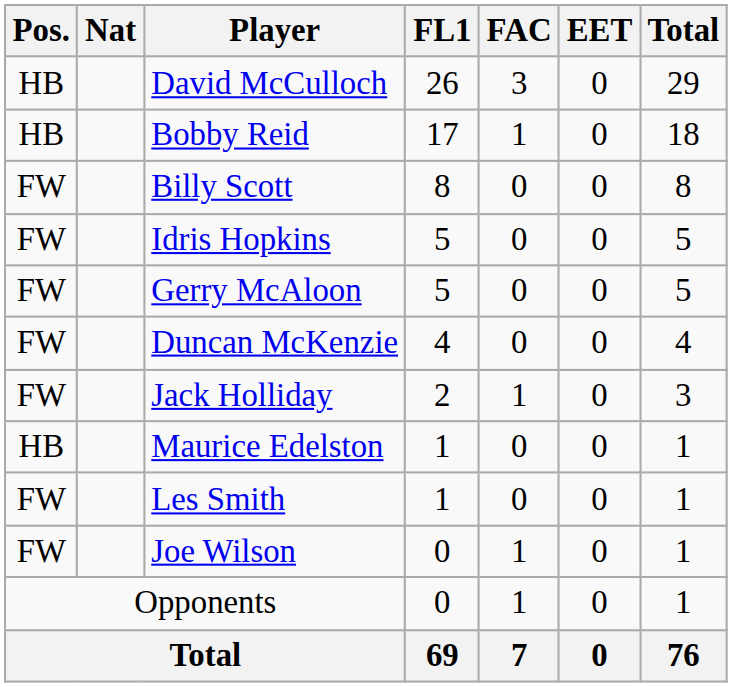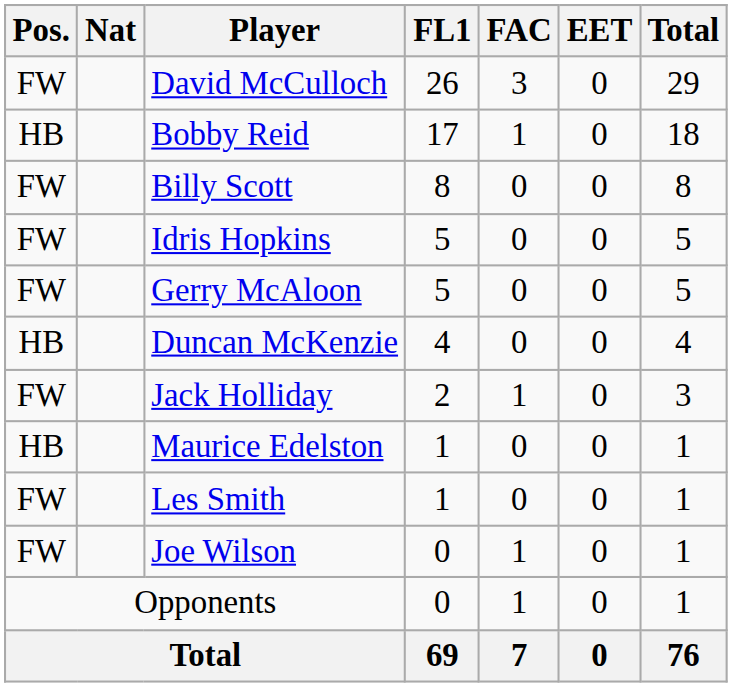(41, 82) HB -> (41, 82) FW
(41, 342) FW -> (41, 342) HB
